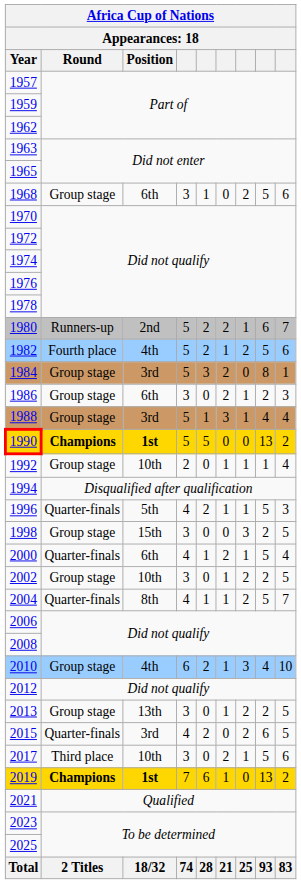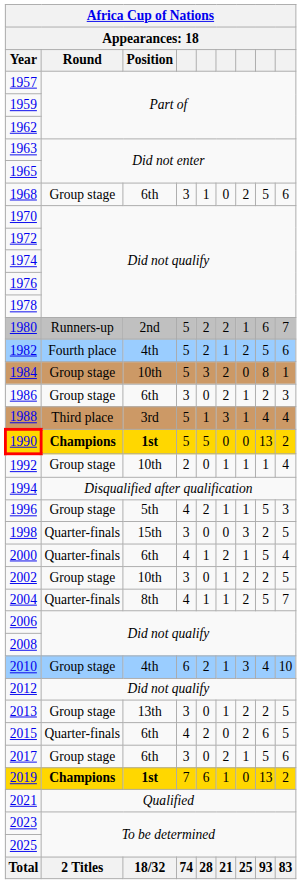(150, 373) 3rd -> (150, 373) 10th
(82, 418) Group stage -> (82, 418) Third place
(82, 510) Quarter-finals -> (82, 510) Group stage
(82, 533) Group stage -> (82, 533) Quarter-finals
(150, 734) 3rd -> (150, 734) 6th
(82, 756) Third place -> (82, 756) Group stage
(150, 756) 10th -> (150, 756) 6th
